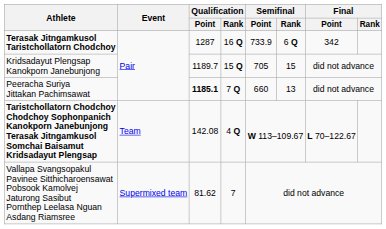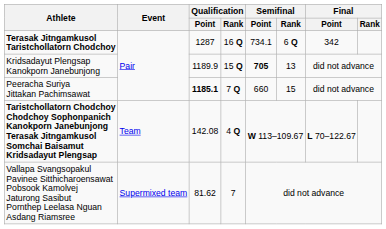(261, 43) 733.9 -> (261, 43) 734.1
(205, 66) 1189.7 -> (205, 66) 1189.9
(261, 66) normal -> (261, 66) bold
(291, 66) 15 -> (291, 66) 13
(291, 89) 13 -> (291, 89) 15
